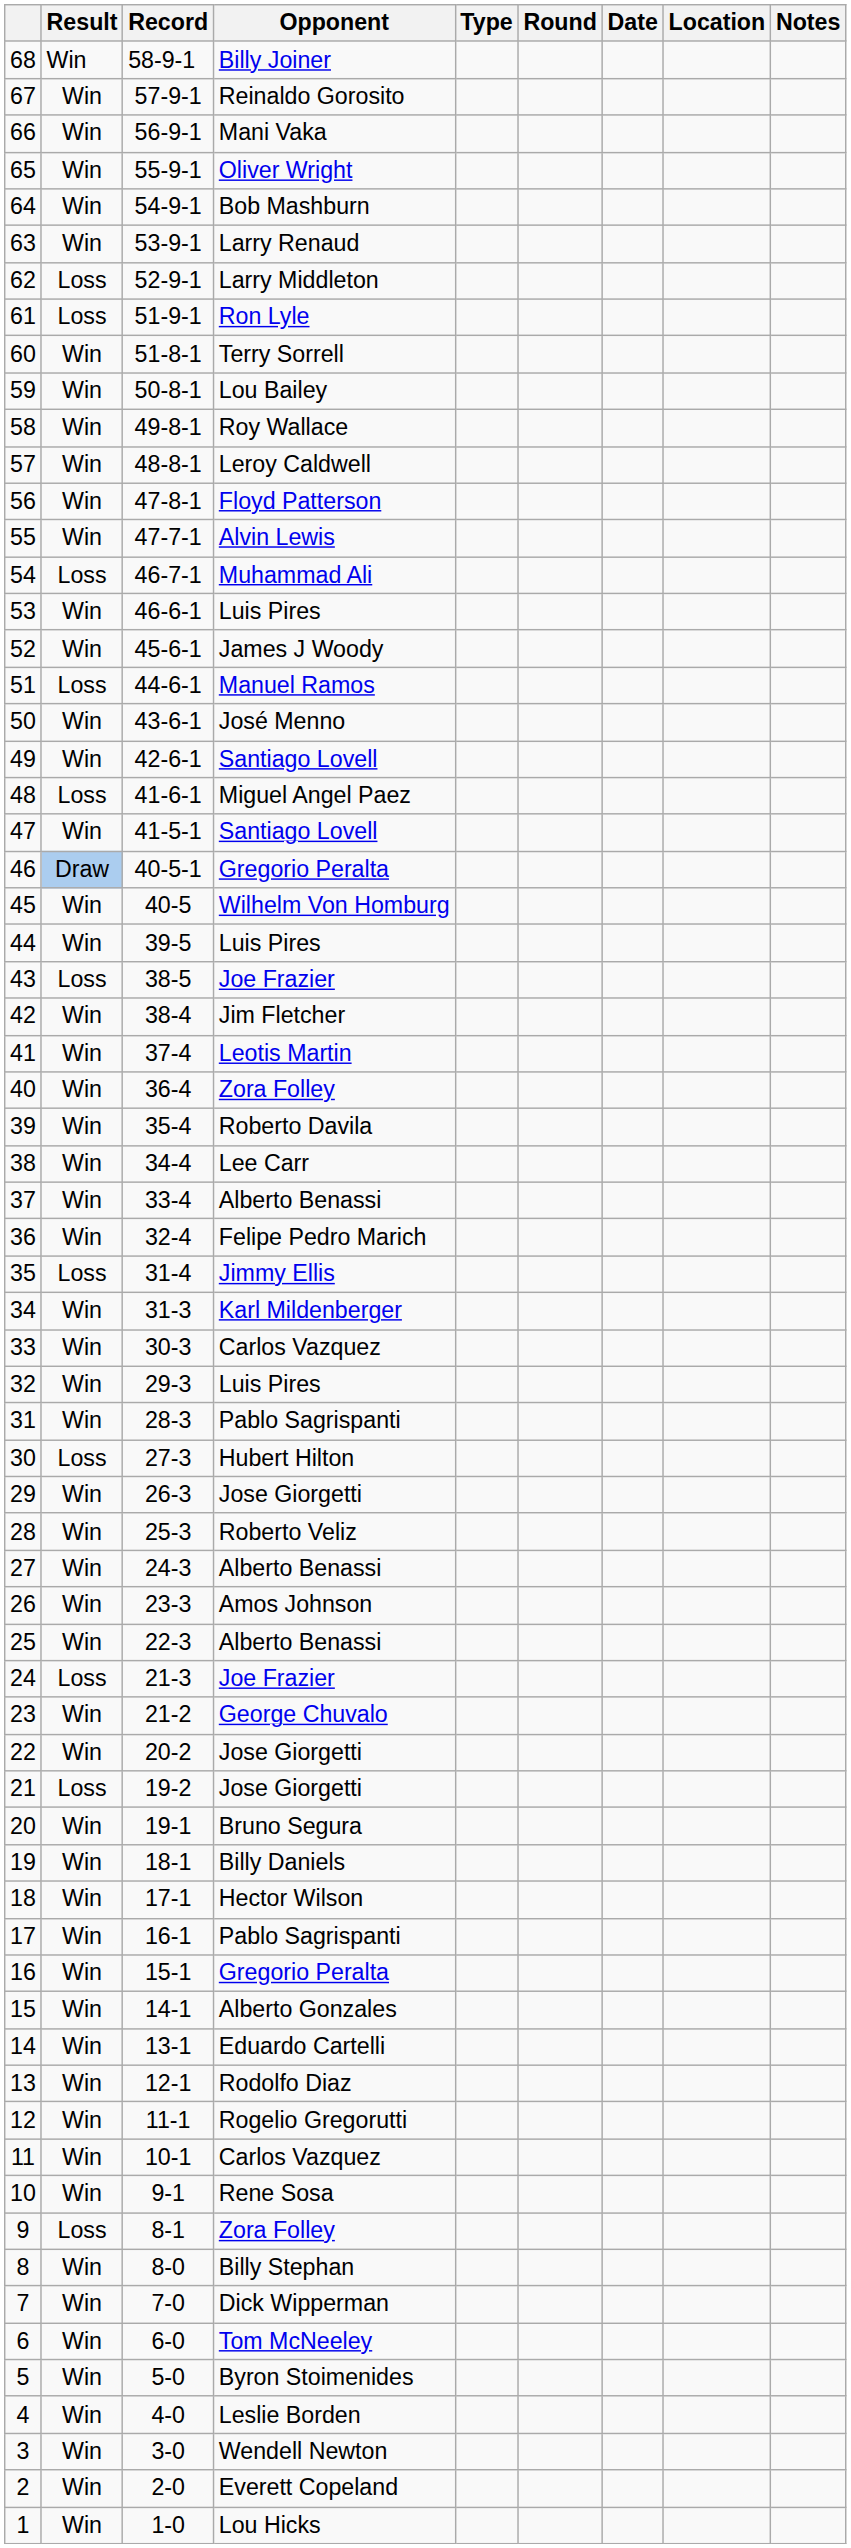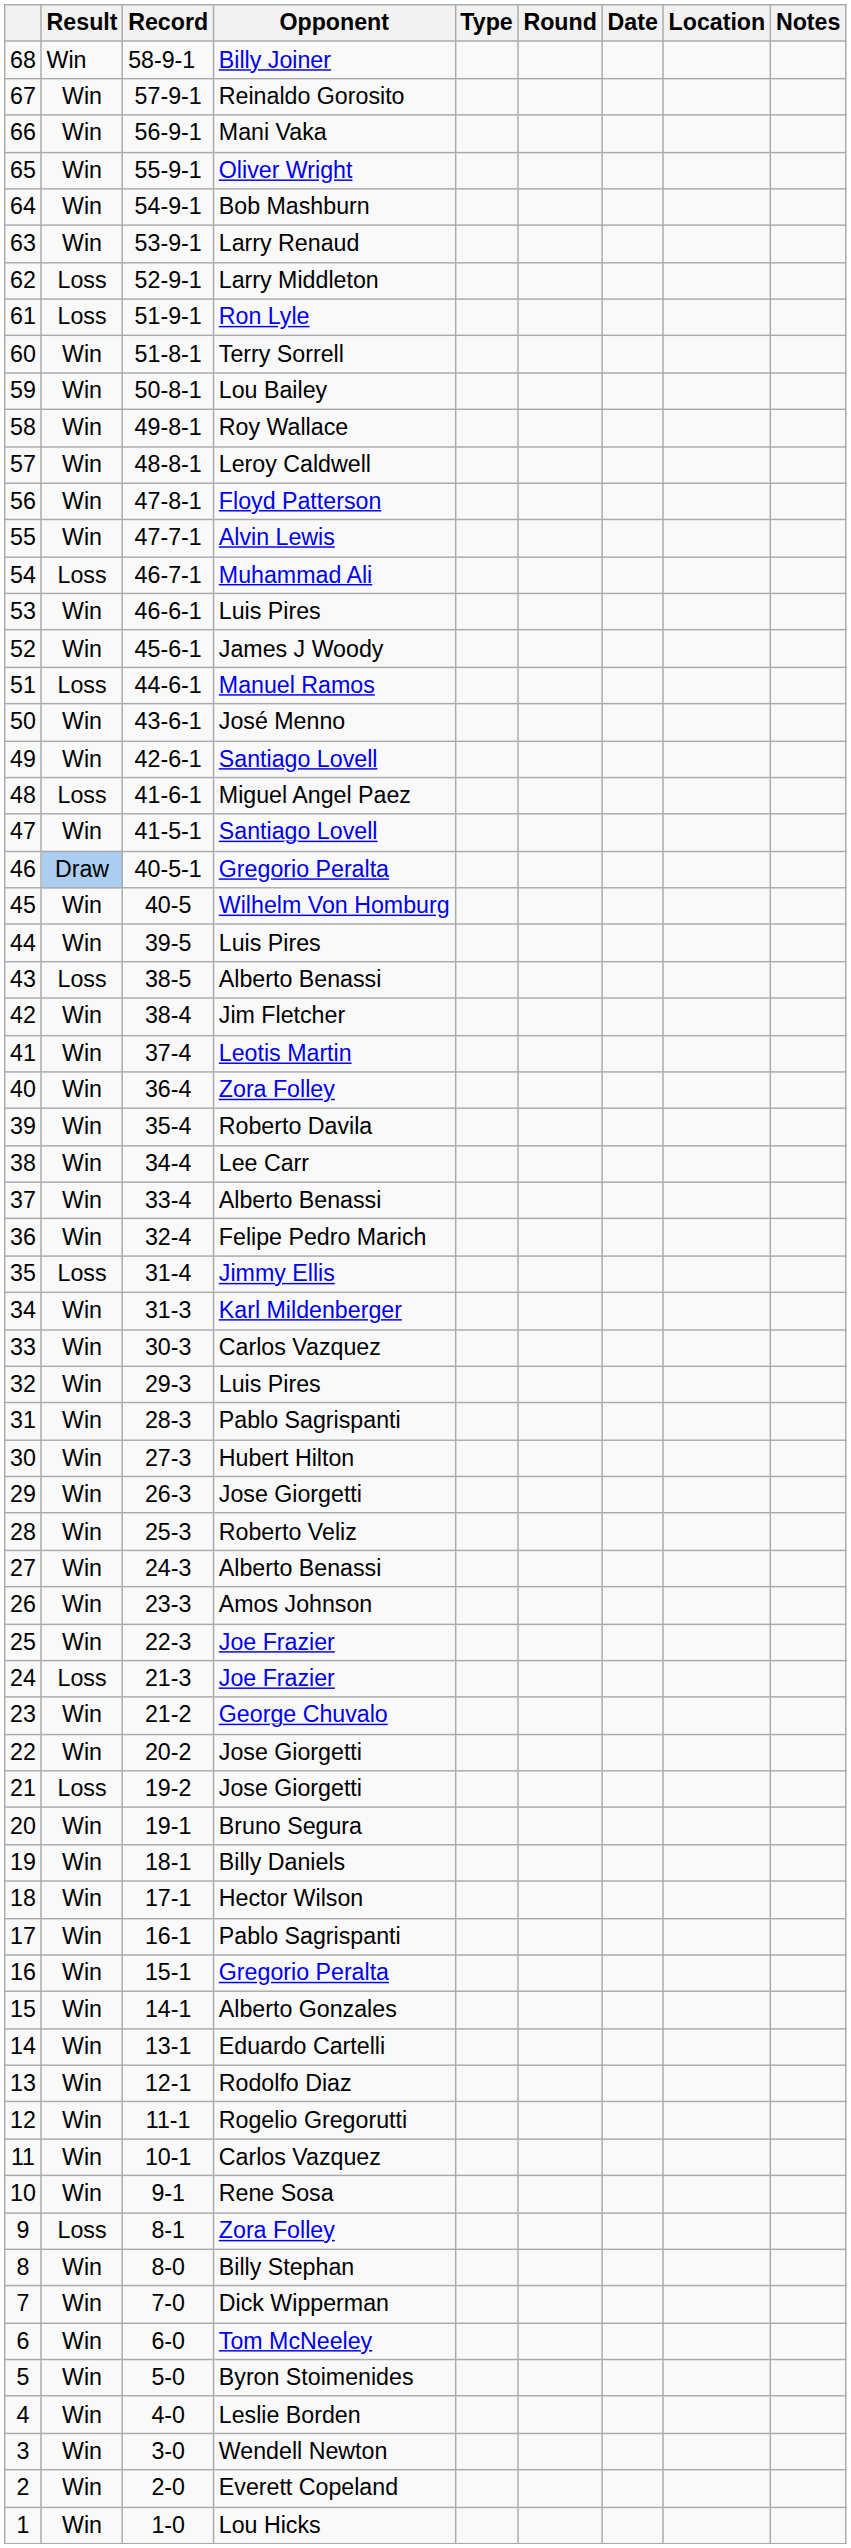(277, 979) Joe Frazier -> (300, 979) Alberto Benassi
(82, 1457) Loss -> (82, 1457) Win
(300, 1641) Alberto Benassi -> (277, 1641) Joe Frazier
